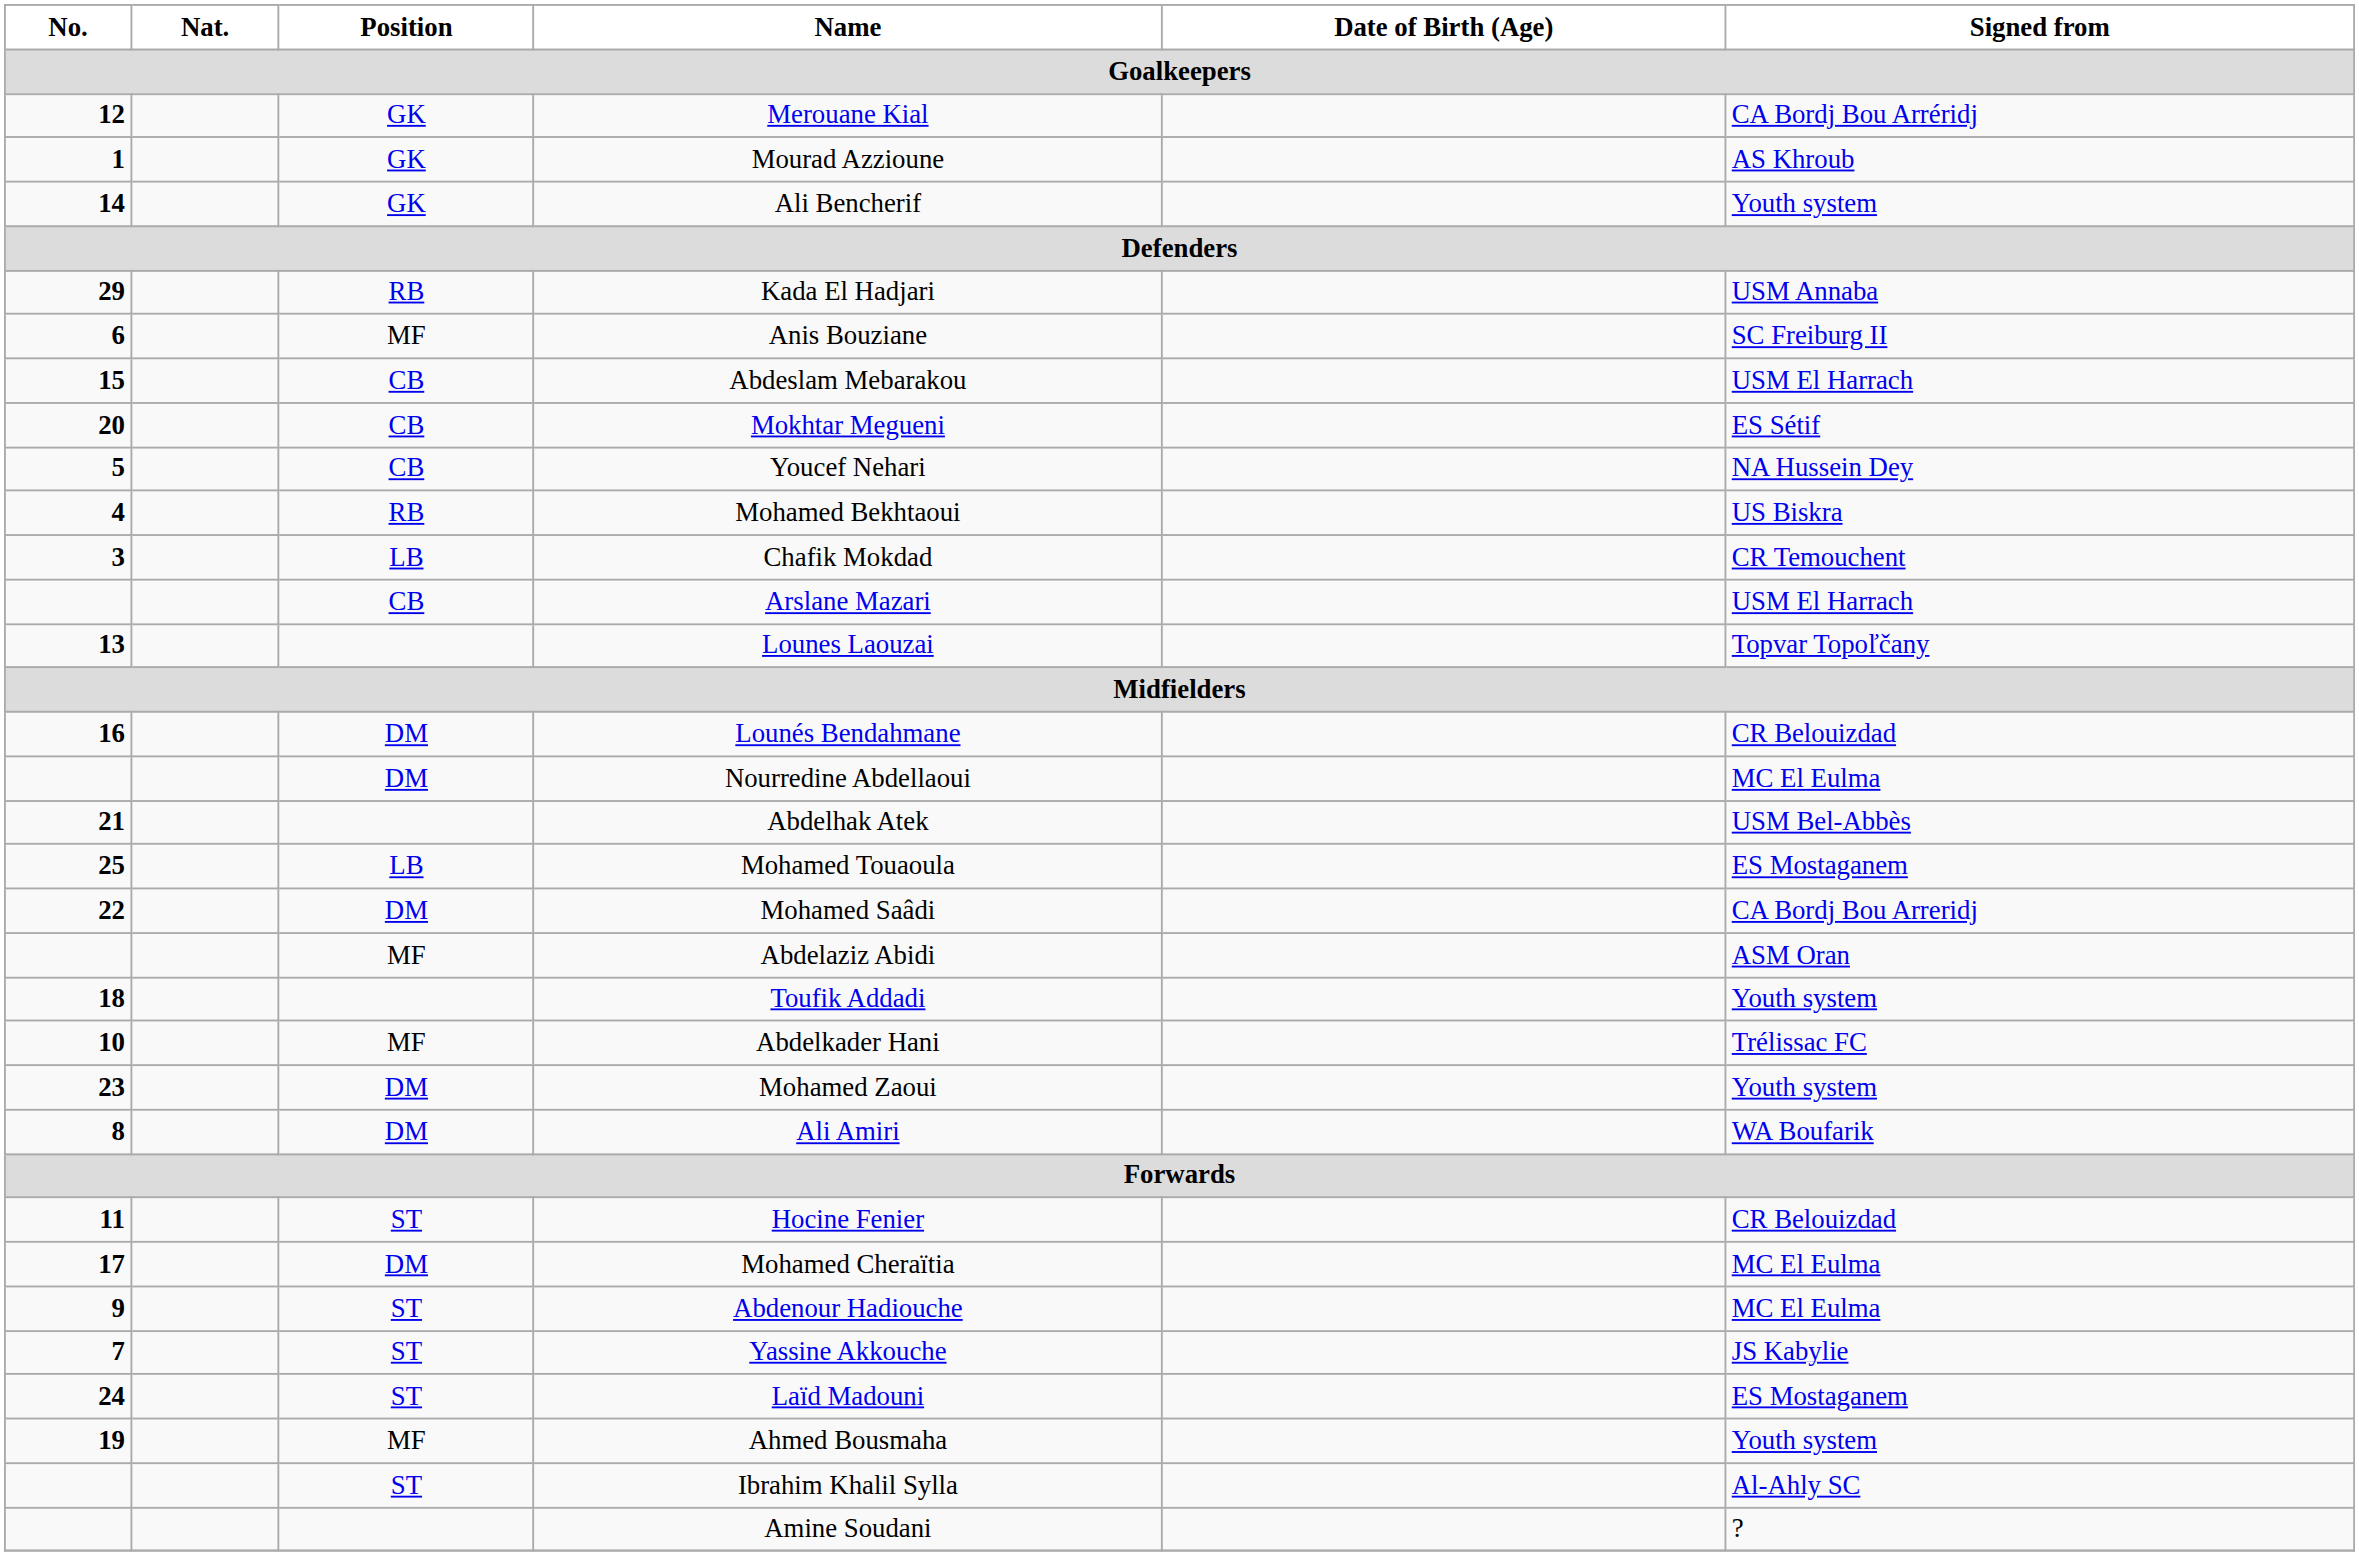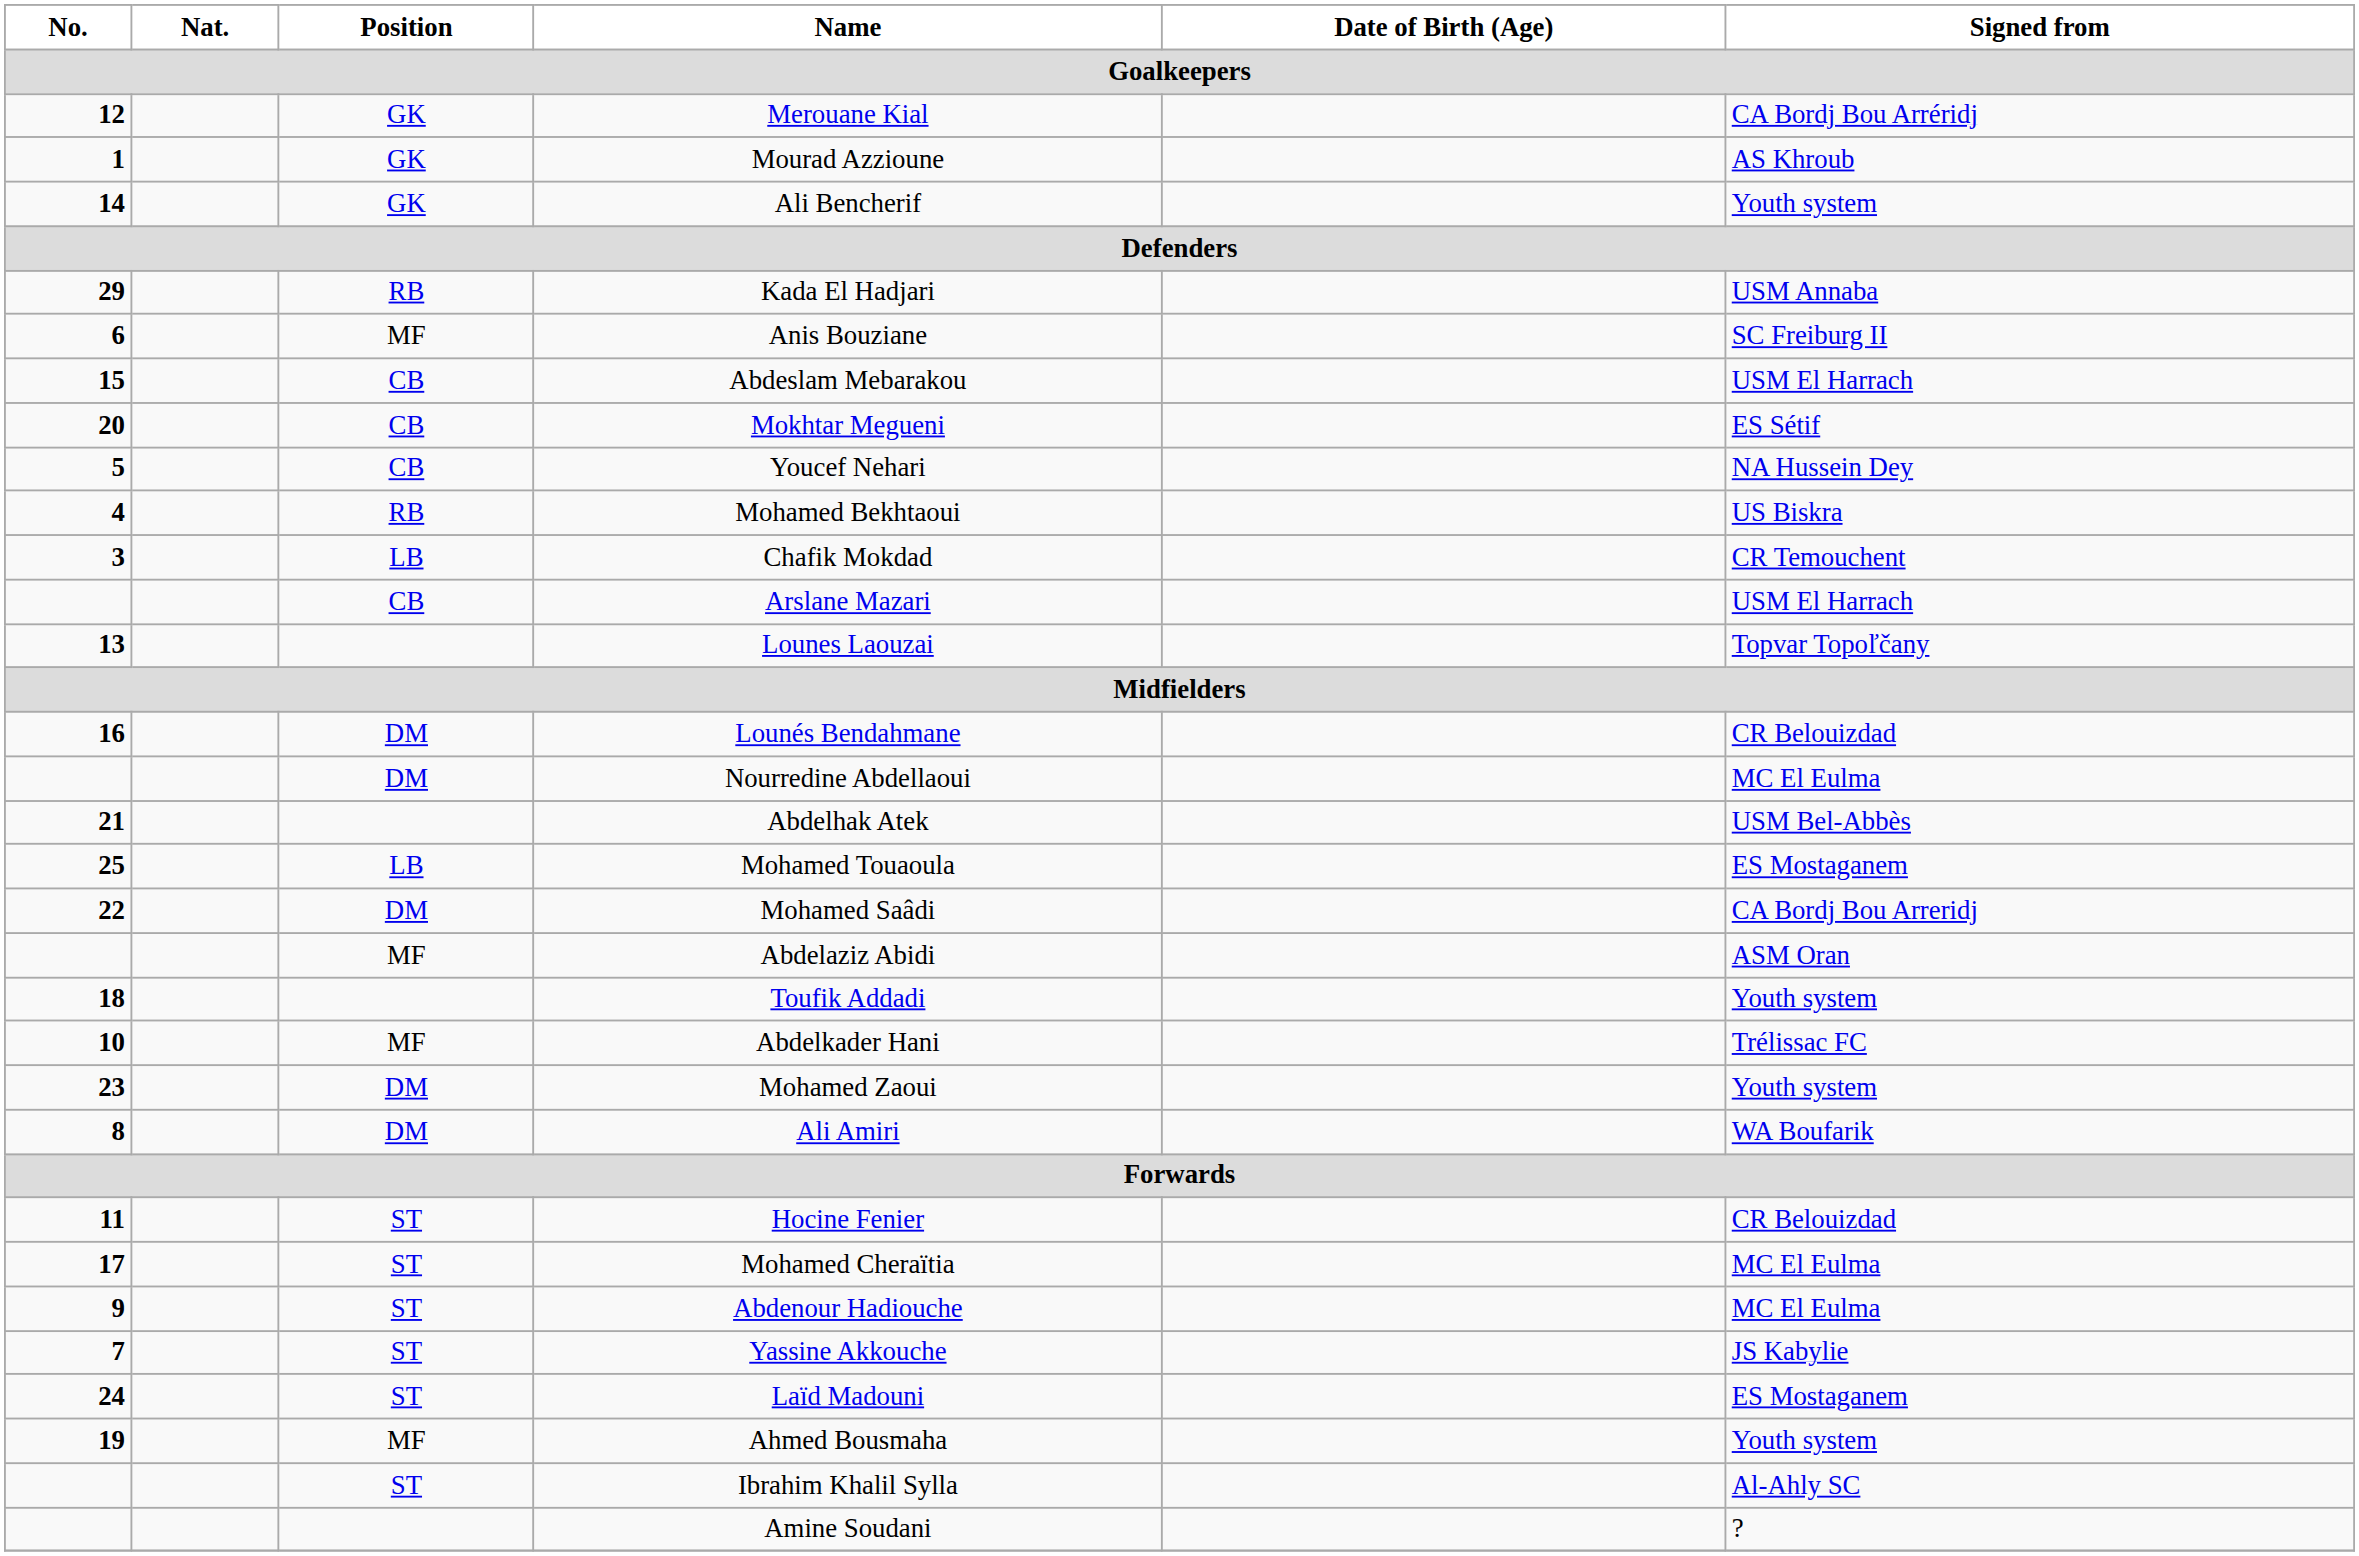(406, 1263) DM -> (406, 1263) ST
